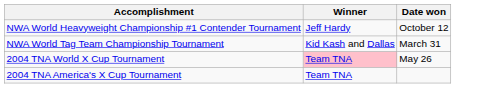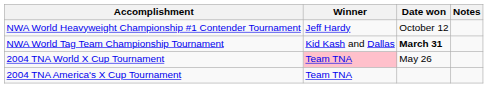+ column: (467, 12)
(420, 43) normal -> (421, 43) bold
